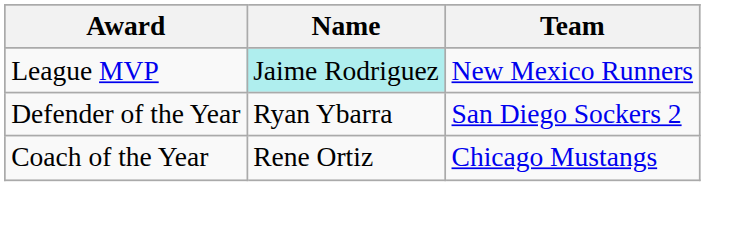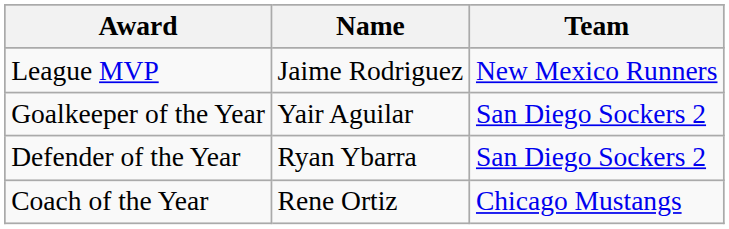(346, 69) paleturquoise background -> (370, 69) no background
+ row: (138, 113)
